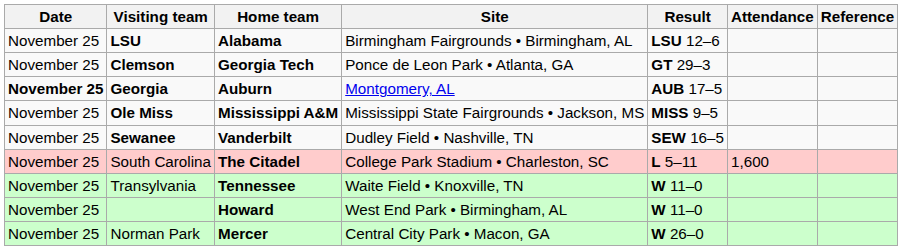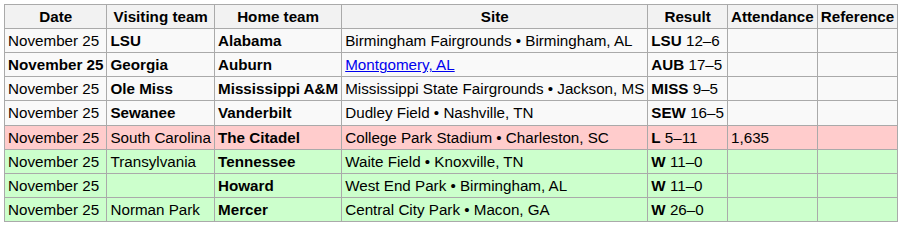- row: (143, 65)
(750, 161) 1,600 -> (750, 137) 1,635
